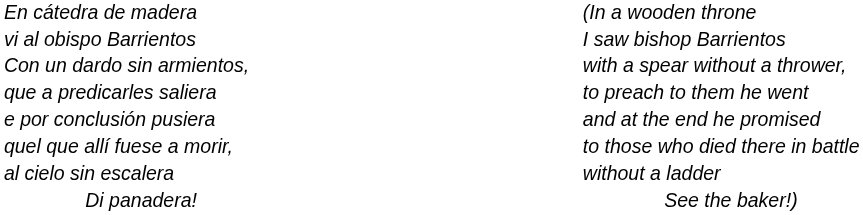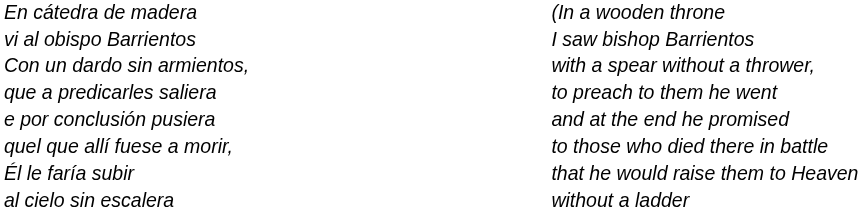+ row: (69, 173)
- row: (100, 200)
